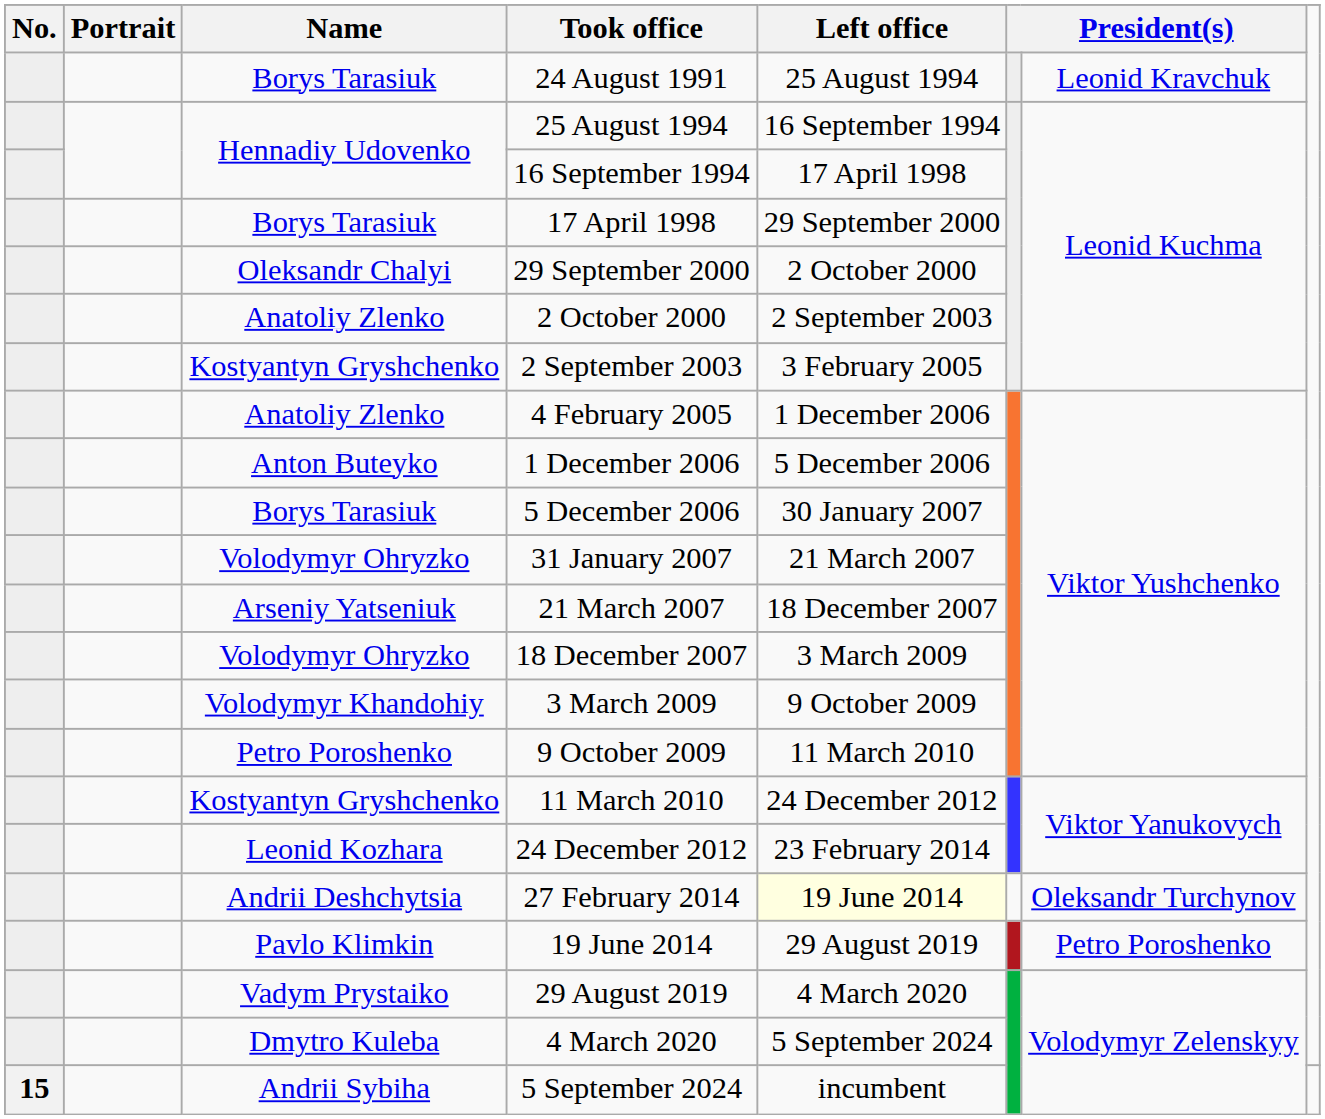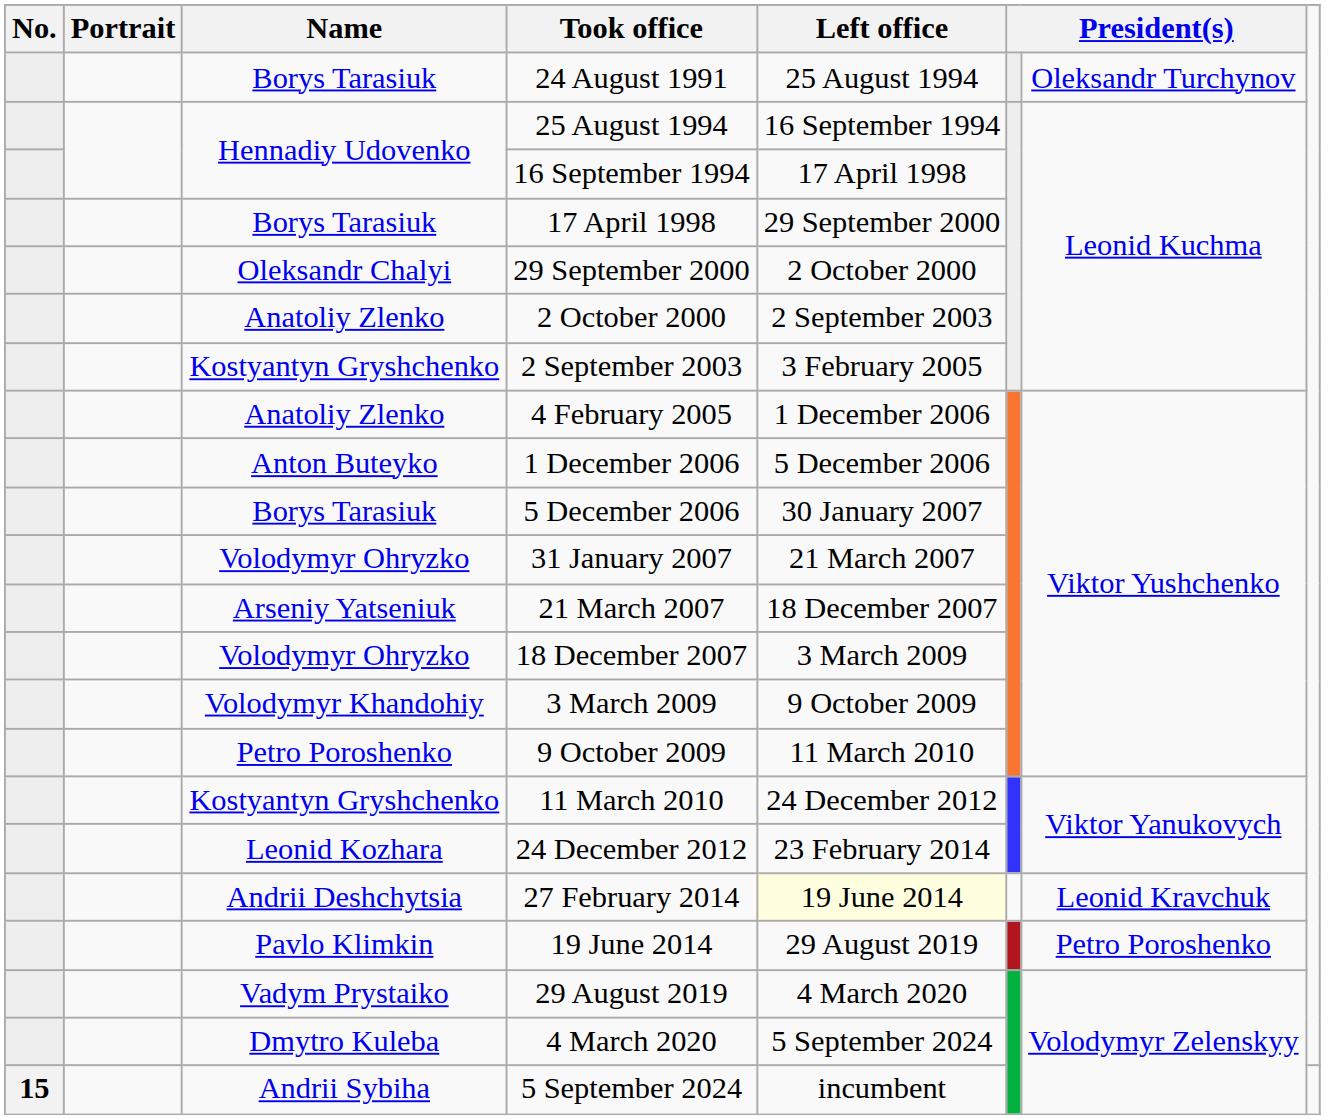(1163, 76) Leonid Kravchuk -> (1163, 76) Oleksandr Turchynov
(1163, 896) Oleksandr Turchynov -> (1163, 896) Leonid Kravchuk
